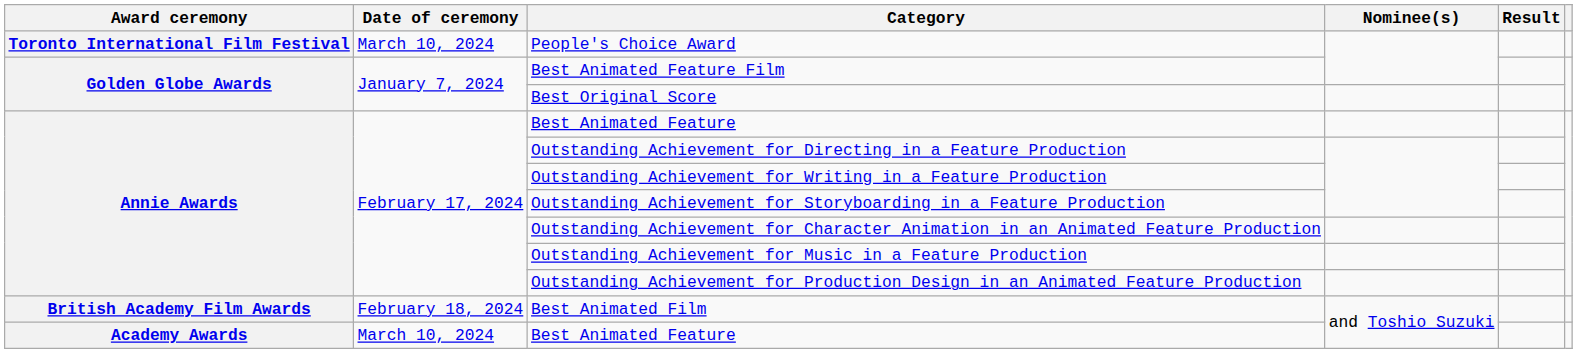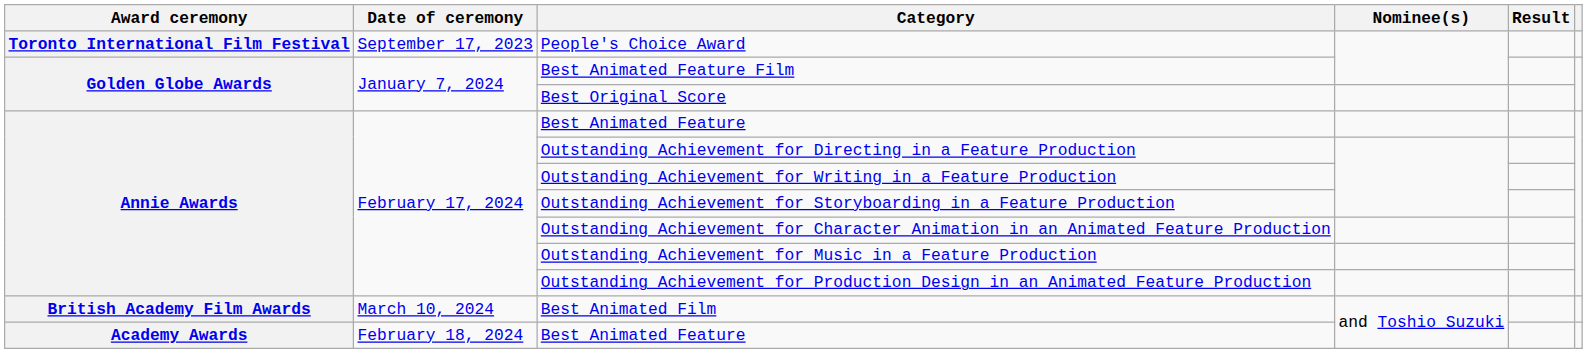(426, 44) March 10, 2024 -> (445, 44) September 17, 2023
(440, 309) February 18, 2024 -> (426, 309) March 10, 2024
(426, 336) March 10, 2024 -> (440, 336) February 18, 2024
